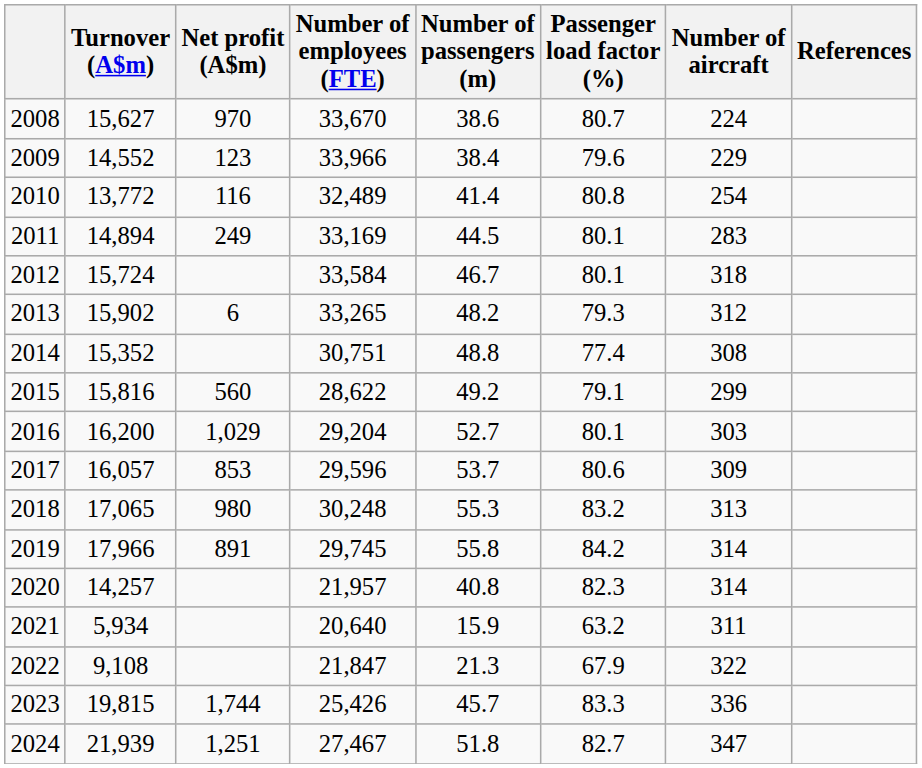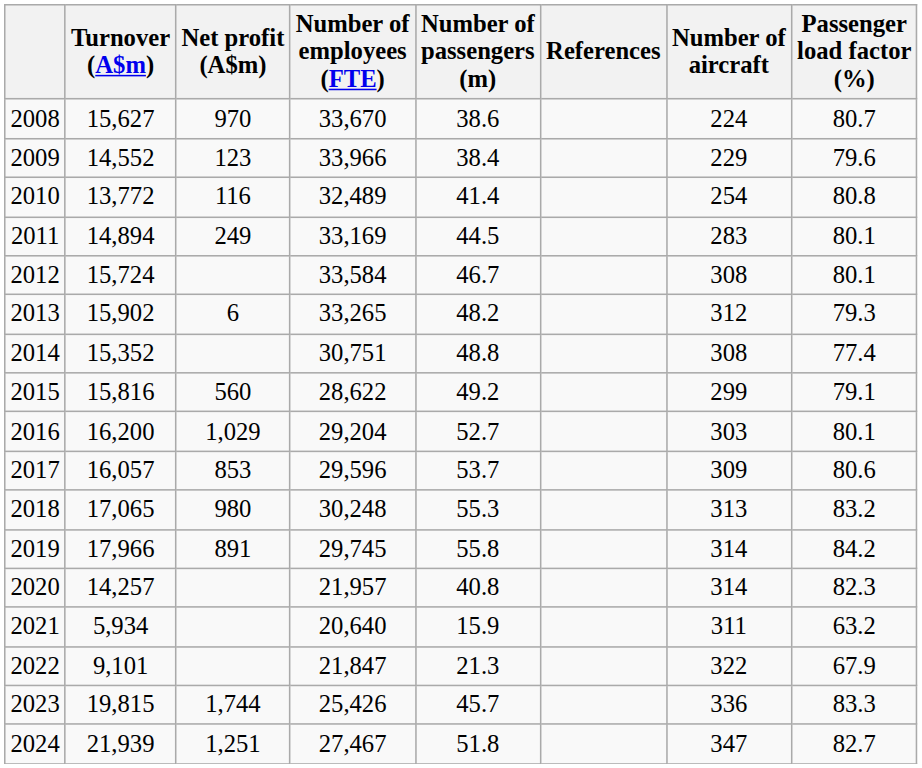columns swapped: (603, 51) <-> (854, 51)
(729, 274) 318 -> (729, 274) 308
(121, 665) 9,108 -> (121, 665) 9,101
